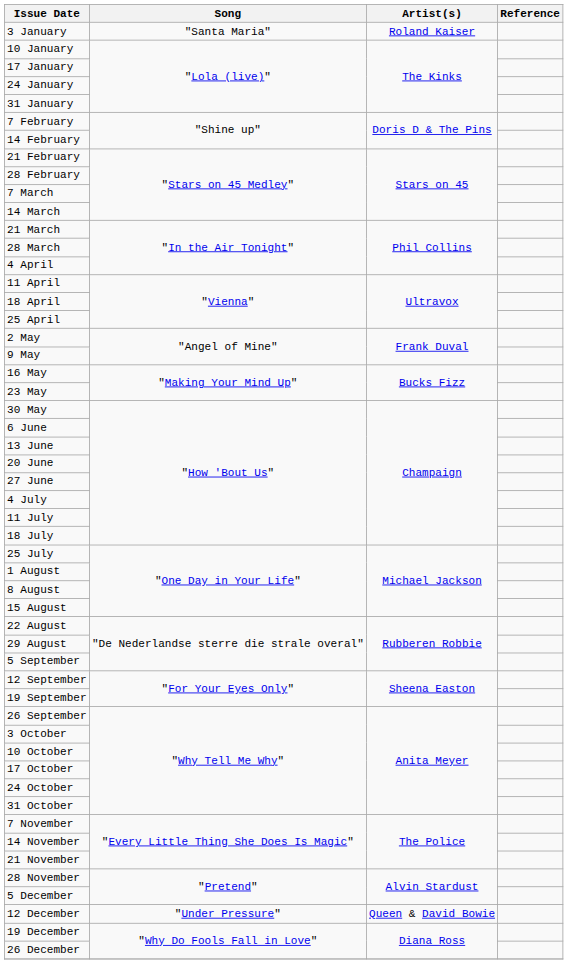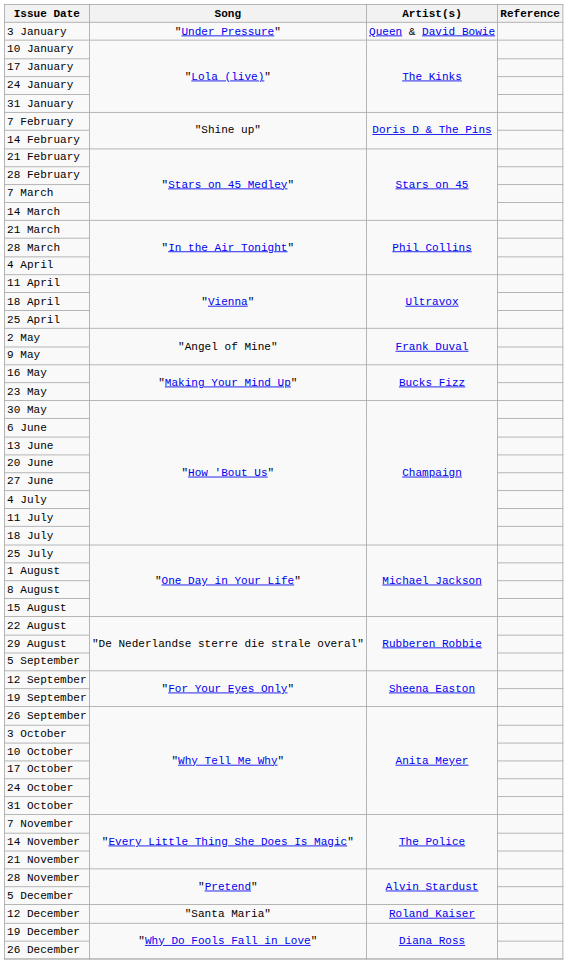(228, 31) "Santa Maria" -> (228, 31) "Under Pressure"
(432, 31) Roland Kaiser -> (432, 31) Queen & David Bowie
(228, 914) "Under Pressure" -> (228, 914) "Santa Maria"
(432, 914) Queen & David Bowie -> (432, 914) Roland Kaiser
